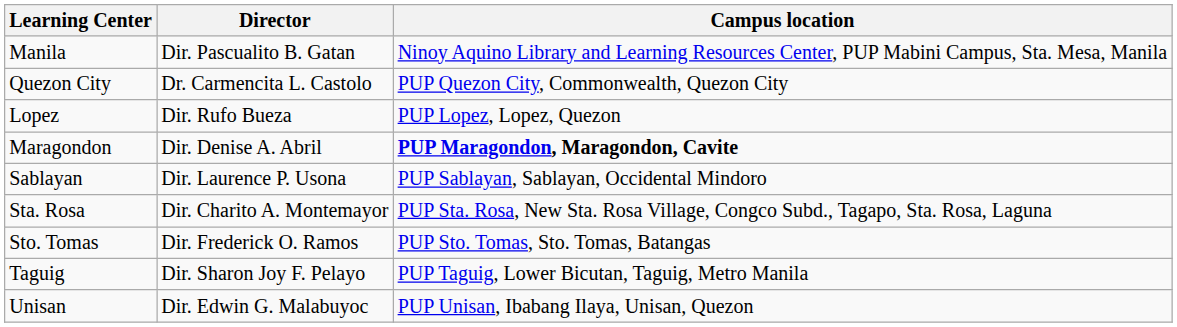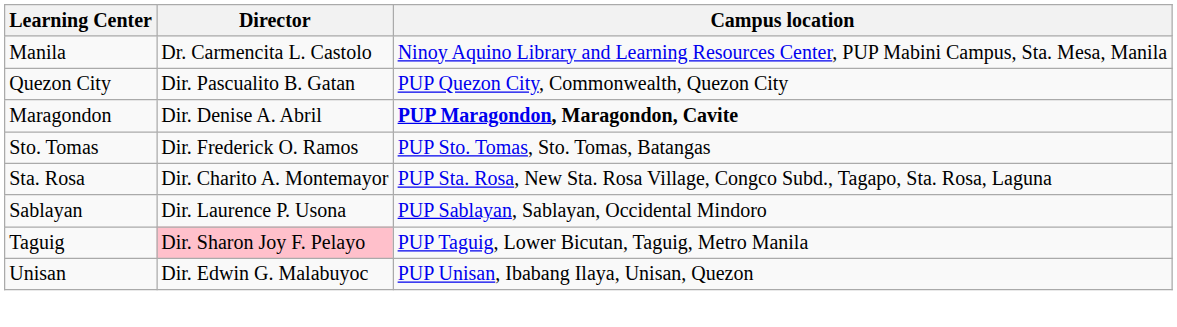(258, 52) Dir. Pascualito B. Gatan -> (266, 52) Dr. Carmencita L. Castolo
(266, 83) Dr. Carmencita L. Castolo -> (258, 83) Dir. Pascualito B. Gatan
- row: (34, 115)
rows swapped: (46, 178) <-> (54, 242)
(263, 274) no background -> (263, 242) pink background
